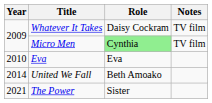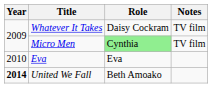(17, 75) normal -> (17, 75) bold
- row: (53, 91)
